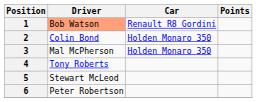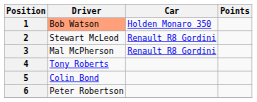(172, 24) Renault R8 Gordini -> (169, 24) Holden Monaro 350
(74, 38) Colin Bond -> (84, 38) Stewart McLeod
(169, 38) Holden Monaro 350 -> (172, 38) Renault R8 Gordini
(169, 51) Holden Monaro 350 -> (172, 51) Renault R8 Gordini
(84, 78) Stewart McLeod -> (74, 78) Colin Bond
